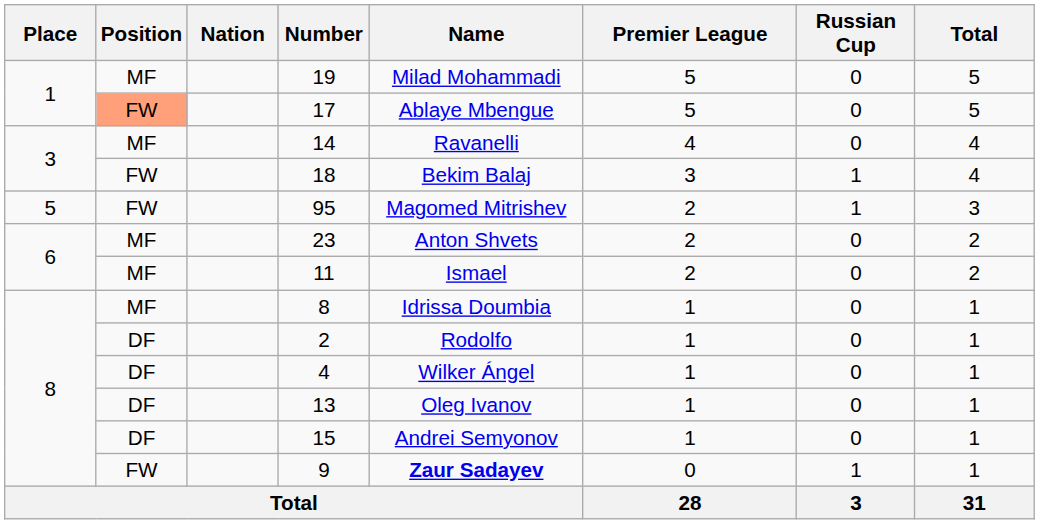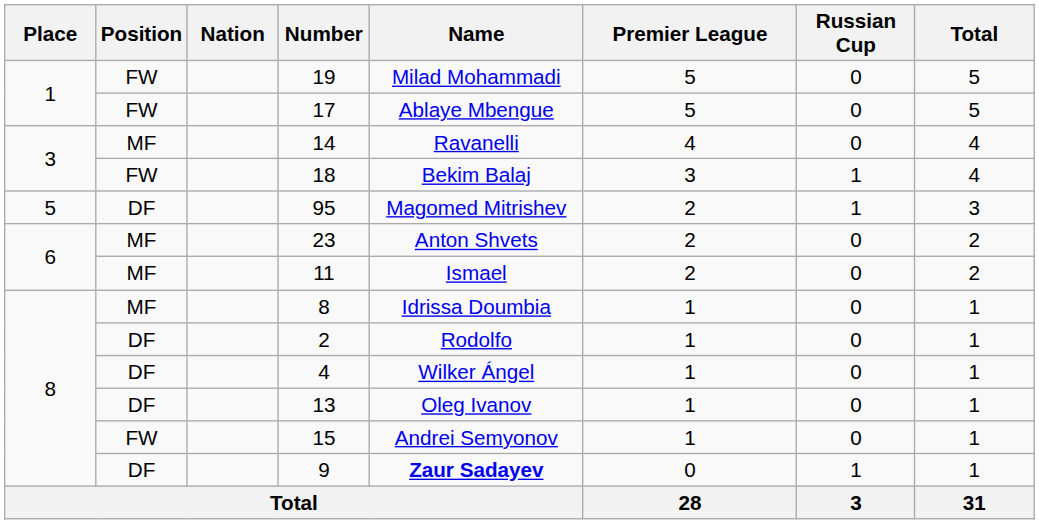(141, 77) MF -> (141, 77) FW
(141, 110) lightsalmon background -> (141, 110) no background
(141, 208) FW -> (141, 208) DF
(141, 437) DF -> (141, 437) FW
(141, 470) FW -> (141, 470) DF
